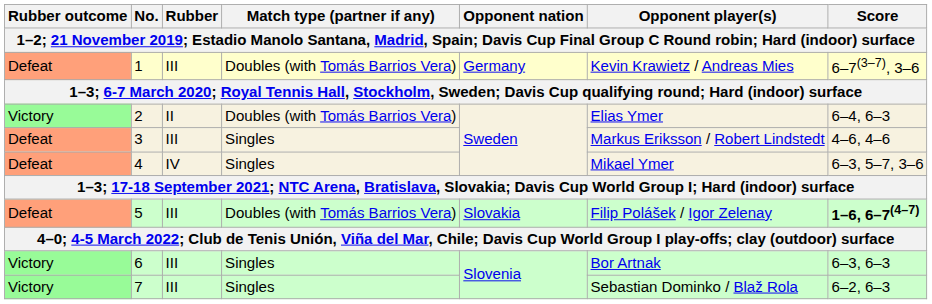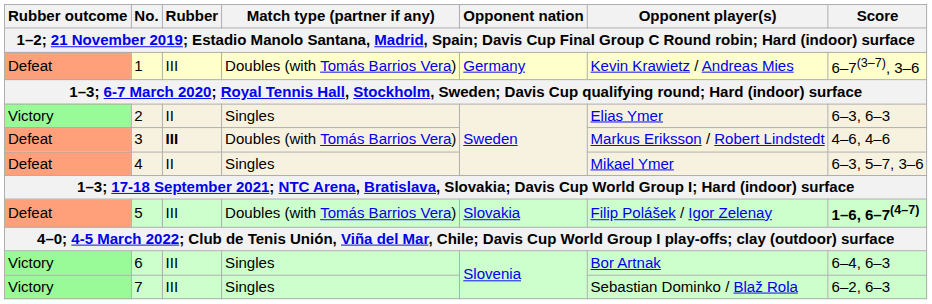(341, 115) Doubles (with Tomás Barrios Vera) -> (250, 115) Singles
(861, 115) 6–4, 6–3 -> (861, 115) 6–3, 6–3
(172, 139) normal -> (172, 139) bold
(250, 139) Singles -> (341, 139) Doubles (with Tomás Barrios Vera)
(173, 163) IV -> (170, 163) II
(861, 263) 6–3, 6–3 -> (861, 263) 6–4, 6–3
